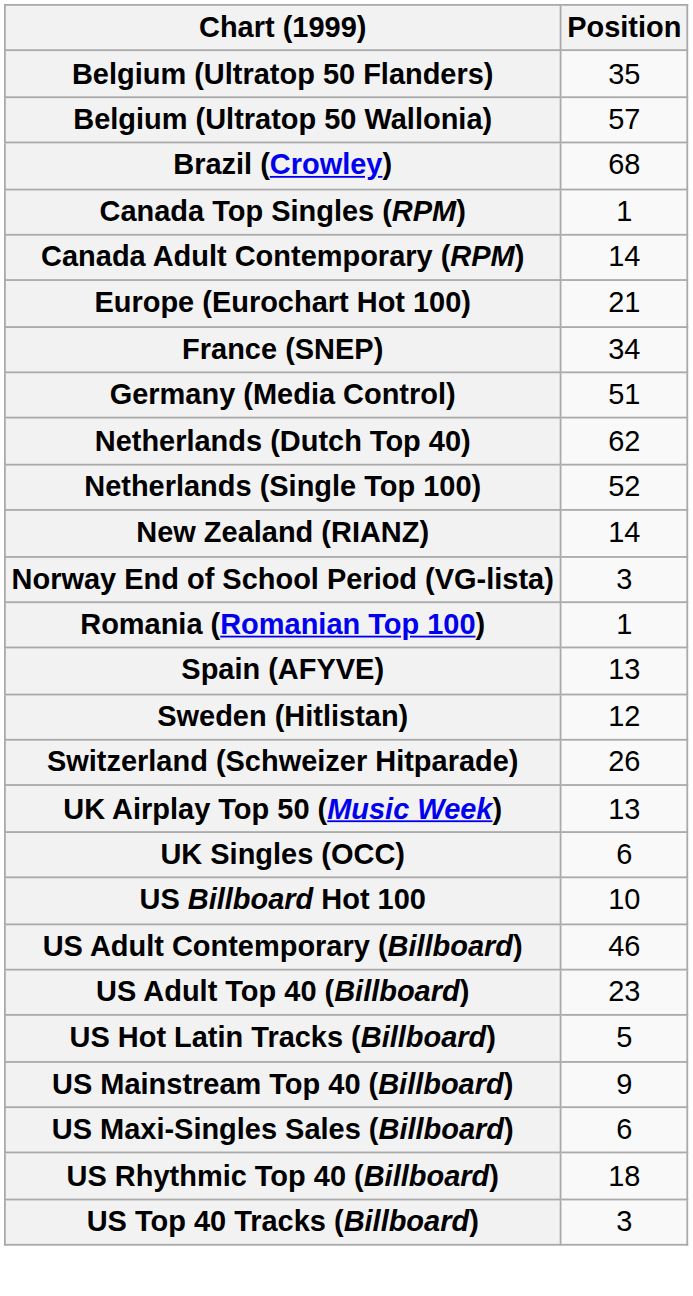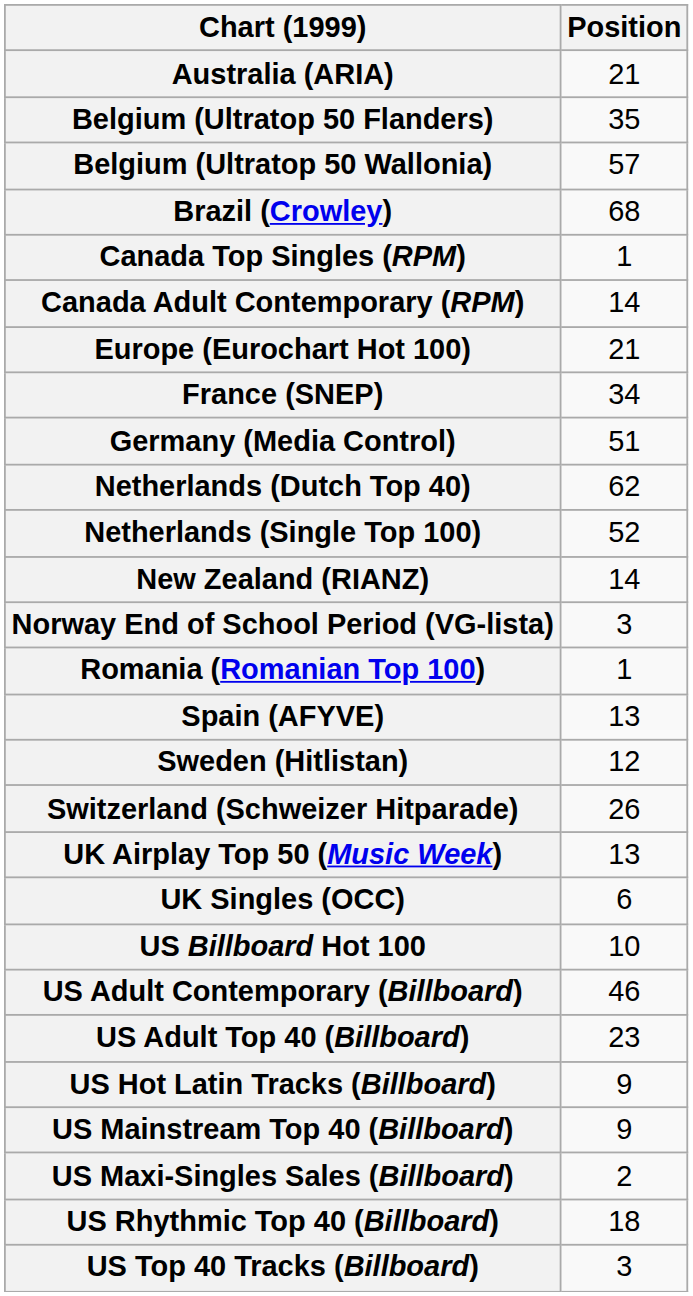+ row: (283, 73)
(624, 1037) 5 -> (624, 1083) 9
(624, 1129) 6 -> (624, 1175) 2
